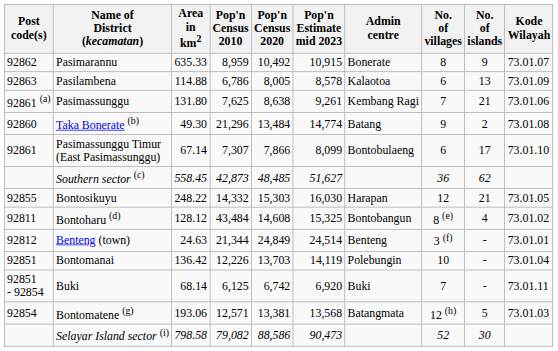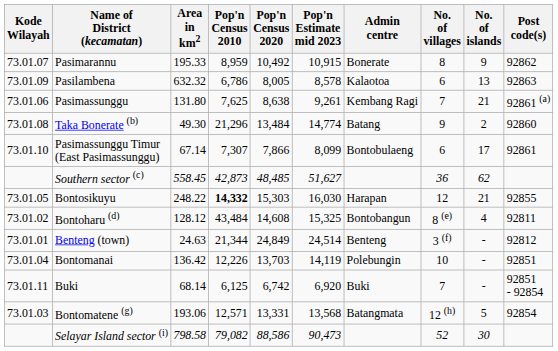columns swapped: (529, 28) <-> (29, 28)
(191, 62) 635.33 -> (190, 62) 195.33
(191, 81) 114.88 -> (190, 81) 632.32
(232, 198) normal -> (231, 198) bold
(274, 313) 13,381 -> (273, 313) 13,331
